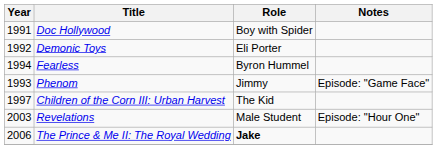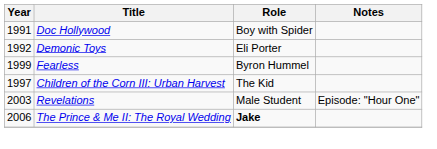(19, 65) 1994 -> (19, 65) 1999
- row: (57, 83)
